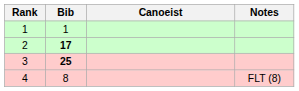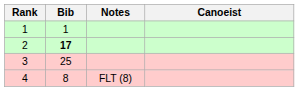columns swapped: (161, 13) <-> (264, 13)
(66, 62) bold -> (66, 62) normal
